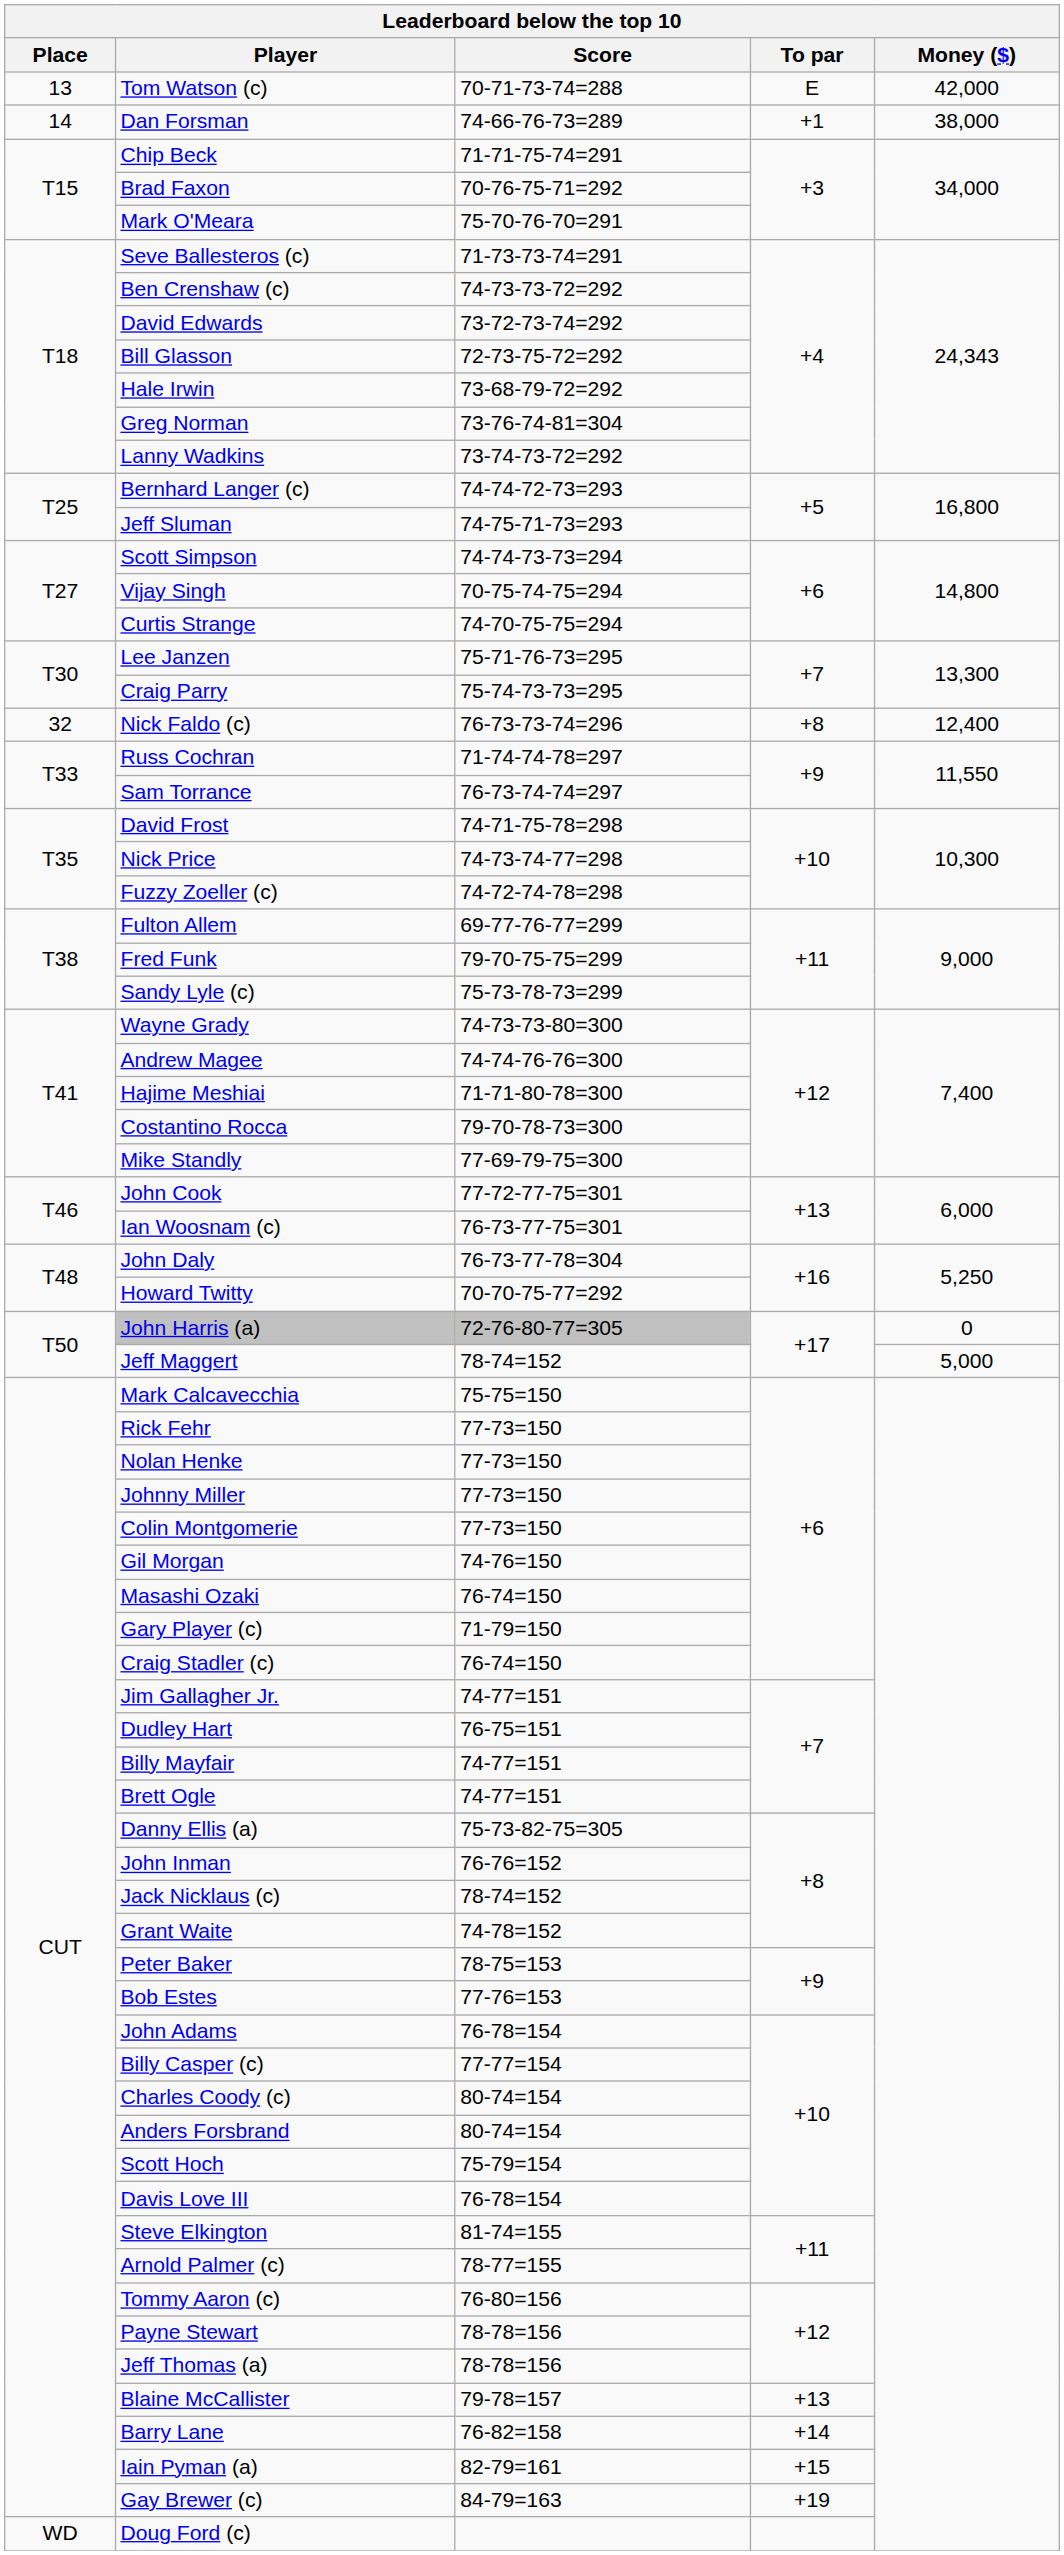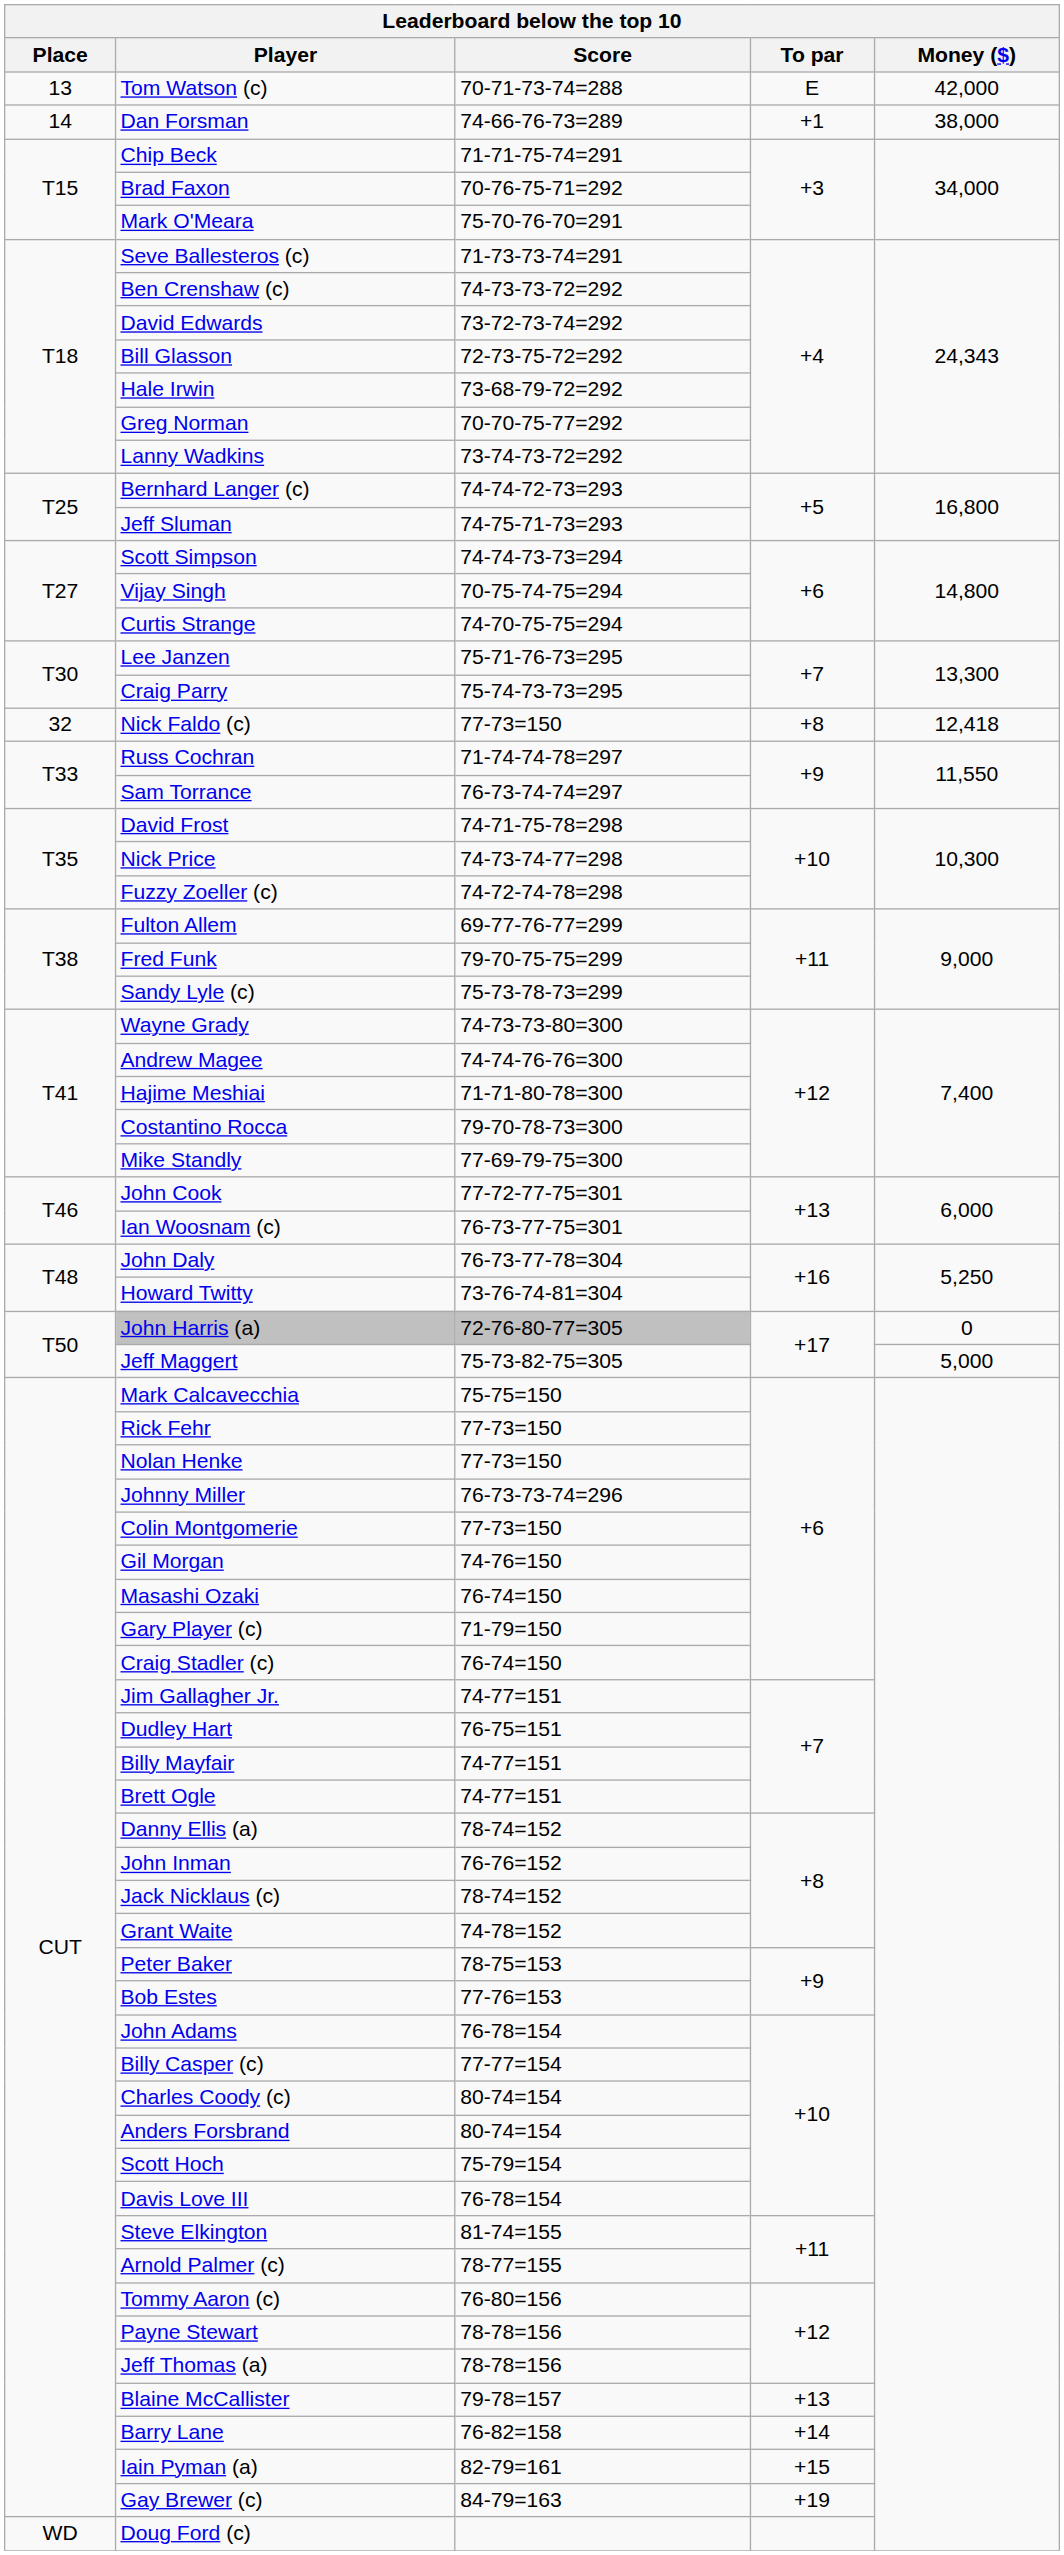(542, 423) 73-76-74-81=304 -> (542, 423) 70-70-75-77=292
(542, 724) 76-73-73-74=296 -> (511, 724) 77-73=150
(967, 724) 12,400 -> (967, 724) 12,418
(542, 1294) 70-70-75-77=292 -> (542, 1294) 73-76-74-81=304
(511, 1361) 78-74=152 -> (542, 1361) 75-73-82-75=305
(511, 1495) 77-73=150 -> (542, 1495) 76-73-73-74=296
(542, 1829) 75-73-82-75=305 -> (511, 1829) 78-74=152
